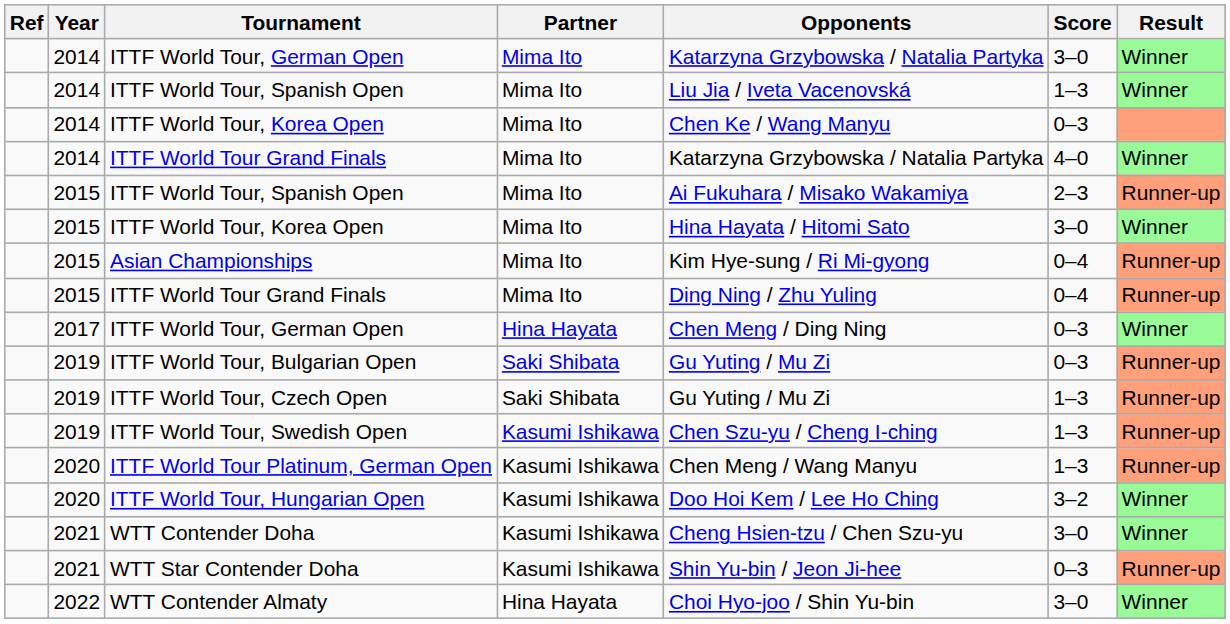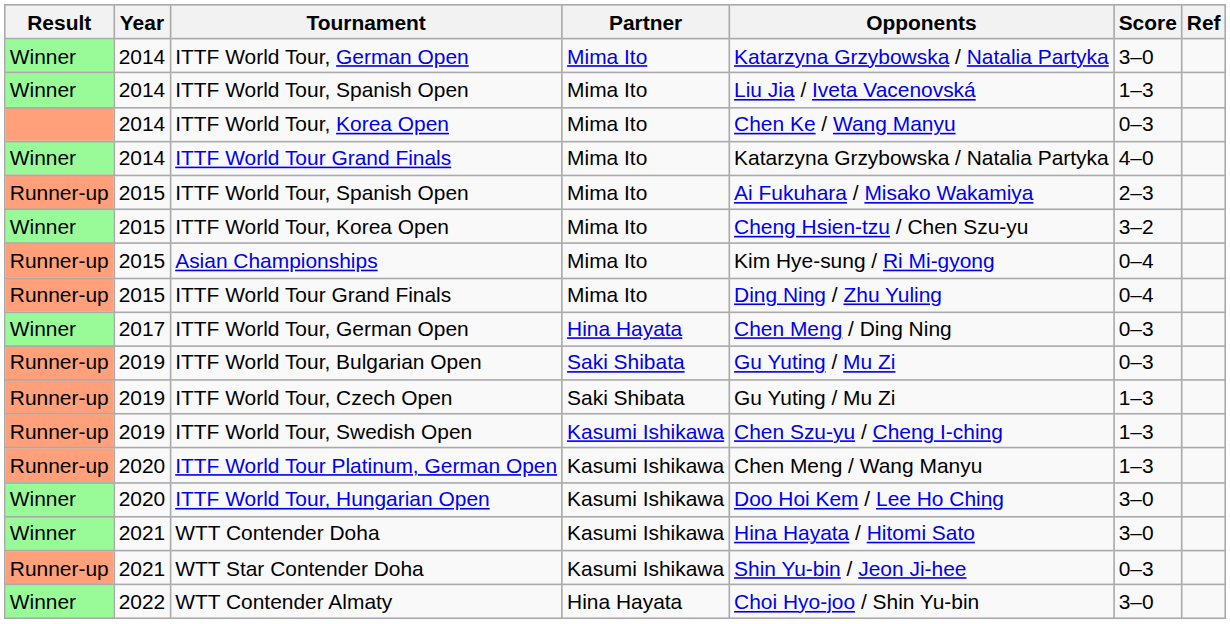columns swapped: (1171, 22) <-> (27, 22)
(789, 227) Hina Hayata / Hitomi Sato -> (881, 227) Cheng Hsien-tzu / Chen Szu-yu
(1071, 227) 3–0 -> (1136, 227) 3–2
(1071, 499) 3–2 -> (1136, 499) 3–0
(816, 534) Cheng Hsien-tzu / Chen Szu-yu -> (855, 534) Hina Hayata / Hitomi Sato
